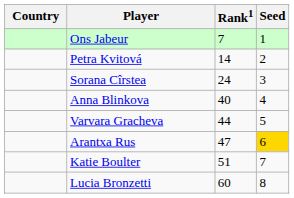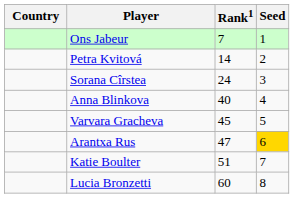(224, 121) 44 -> (224, 121) 45
